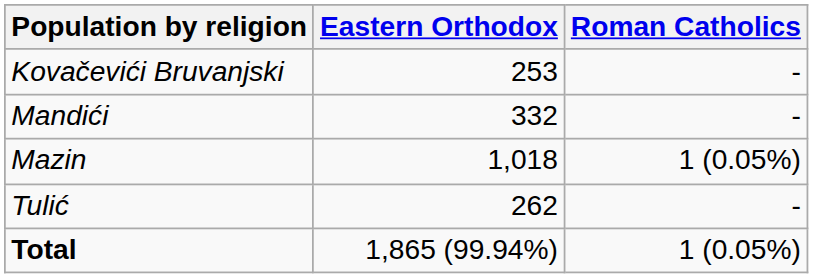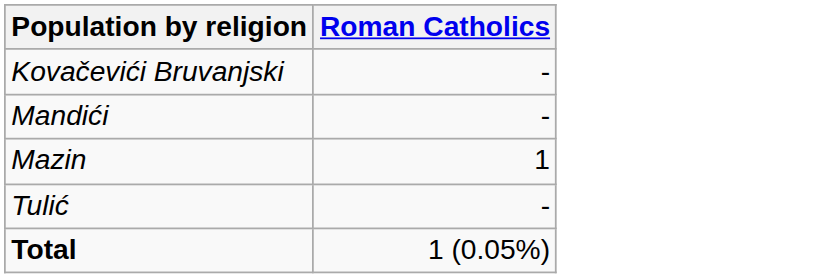- column: (439, 26)
(740, 160) 1 (0.05%) -> (542, 160) 1
